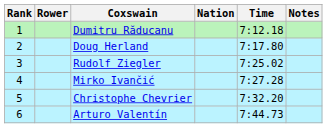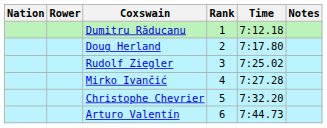columns swapped: (19, 13) <-> (216, 13)
